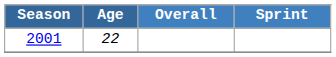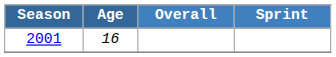(110, 41) 22 -> (110, 41) 16
